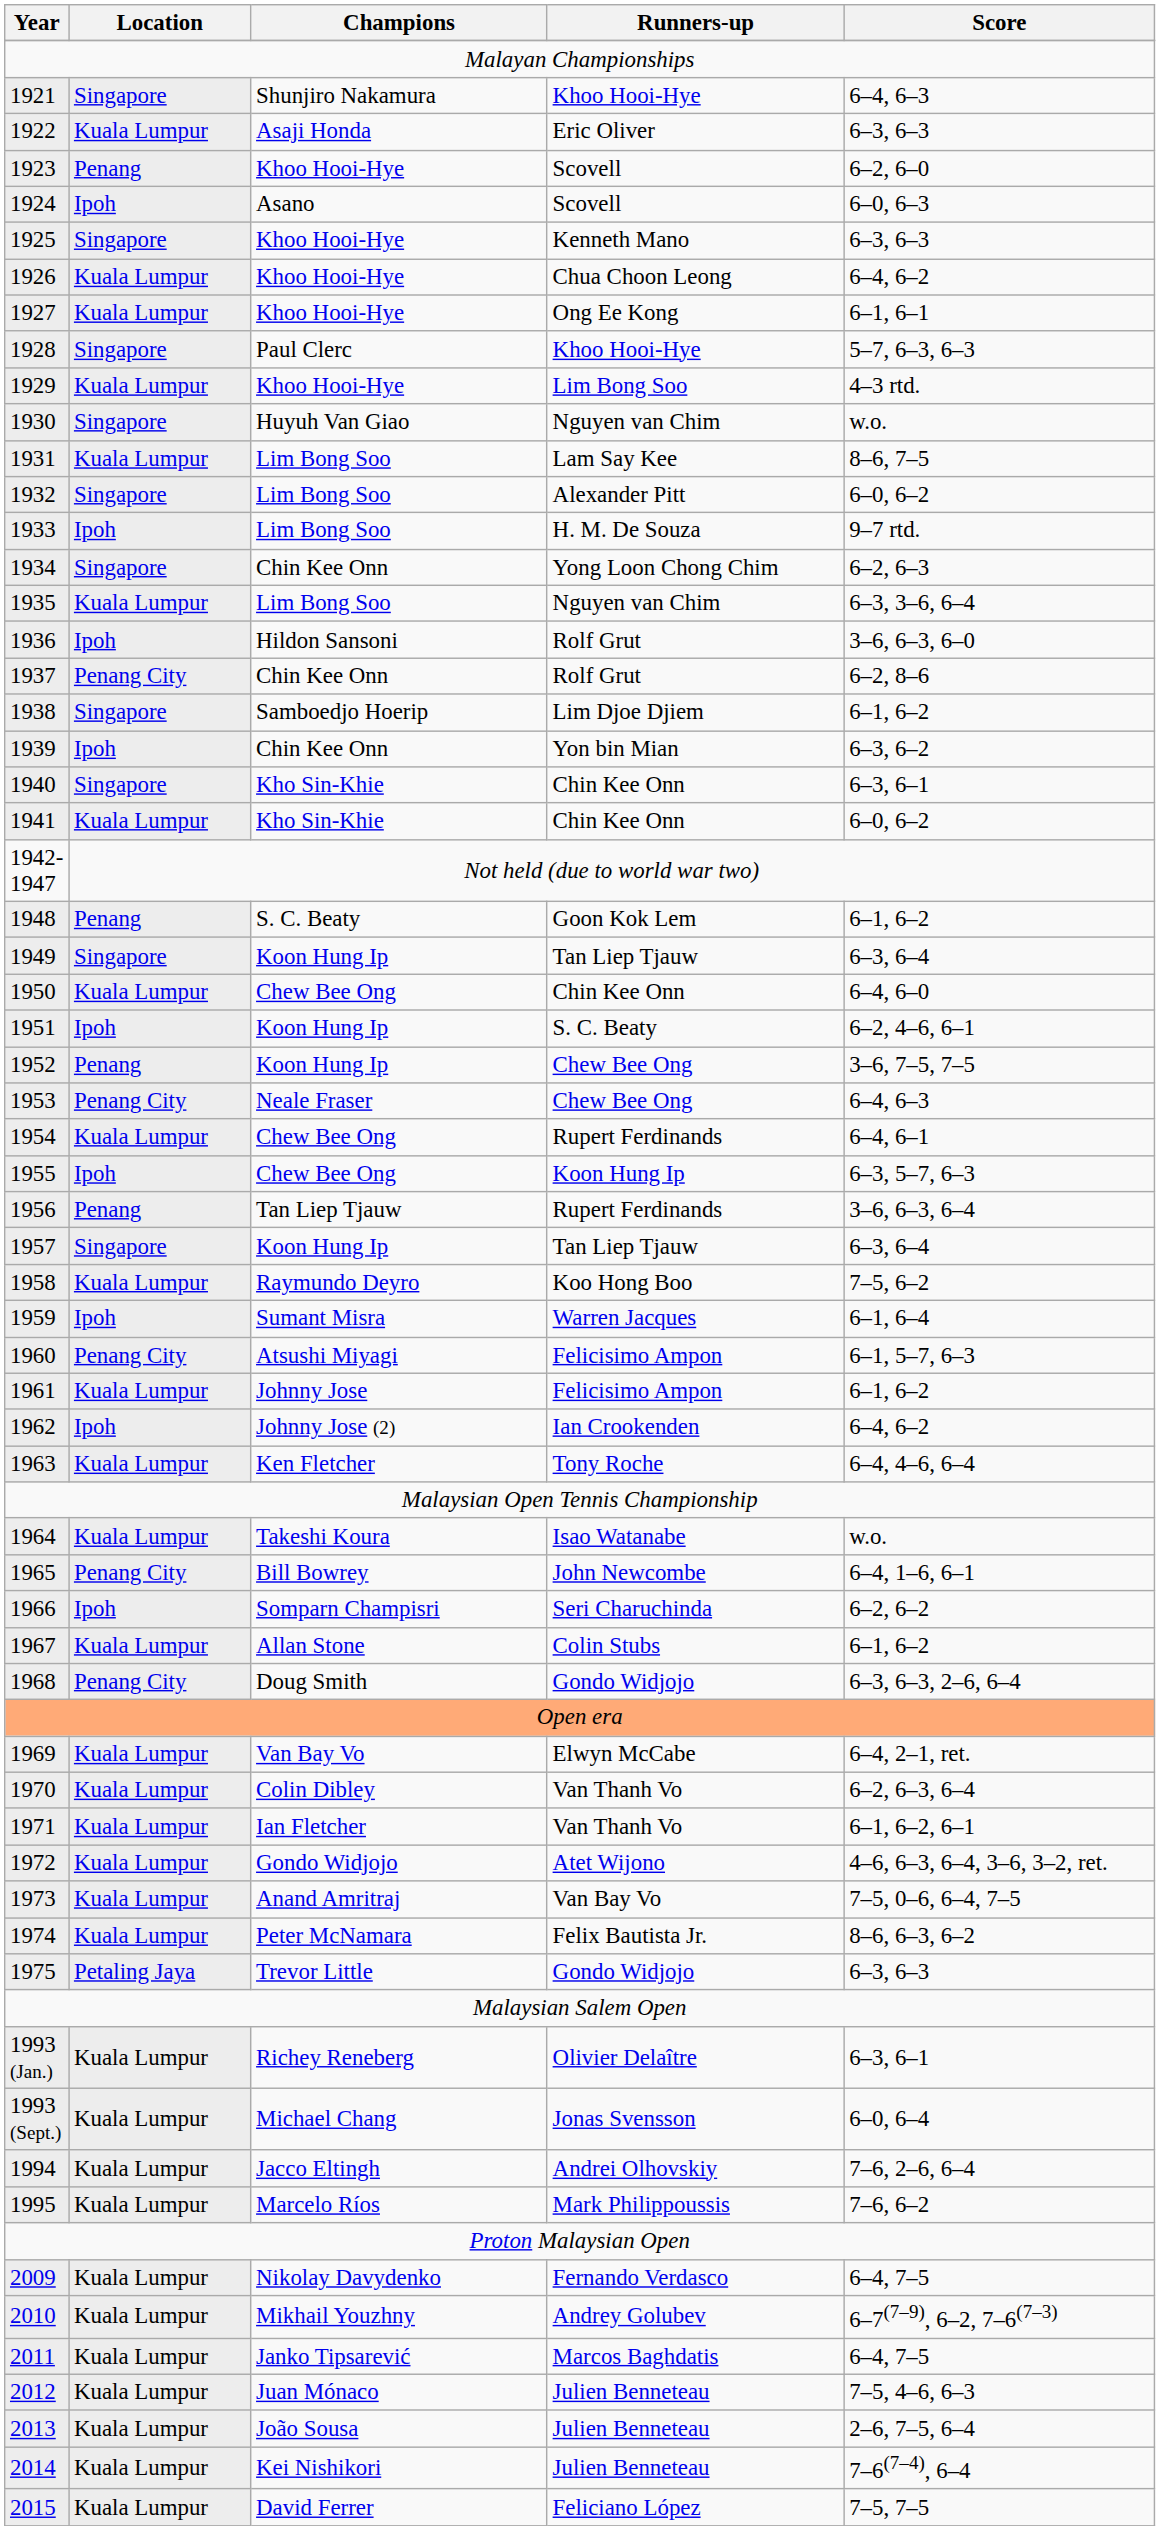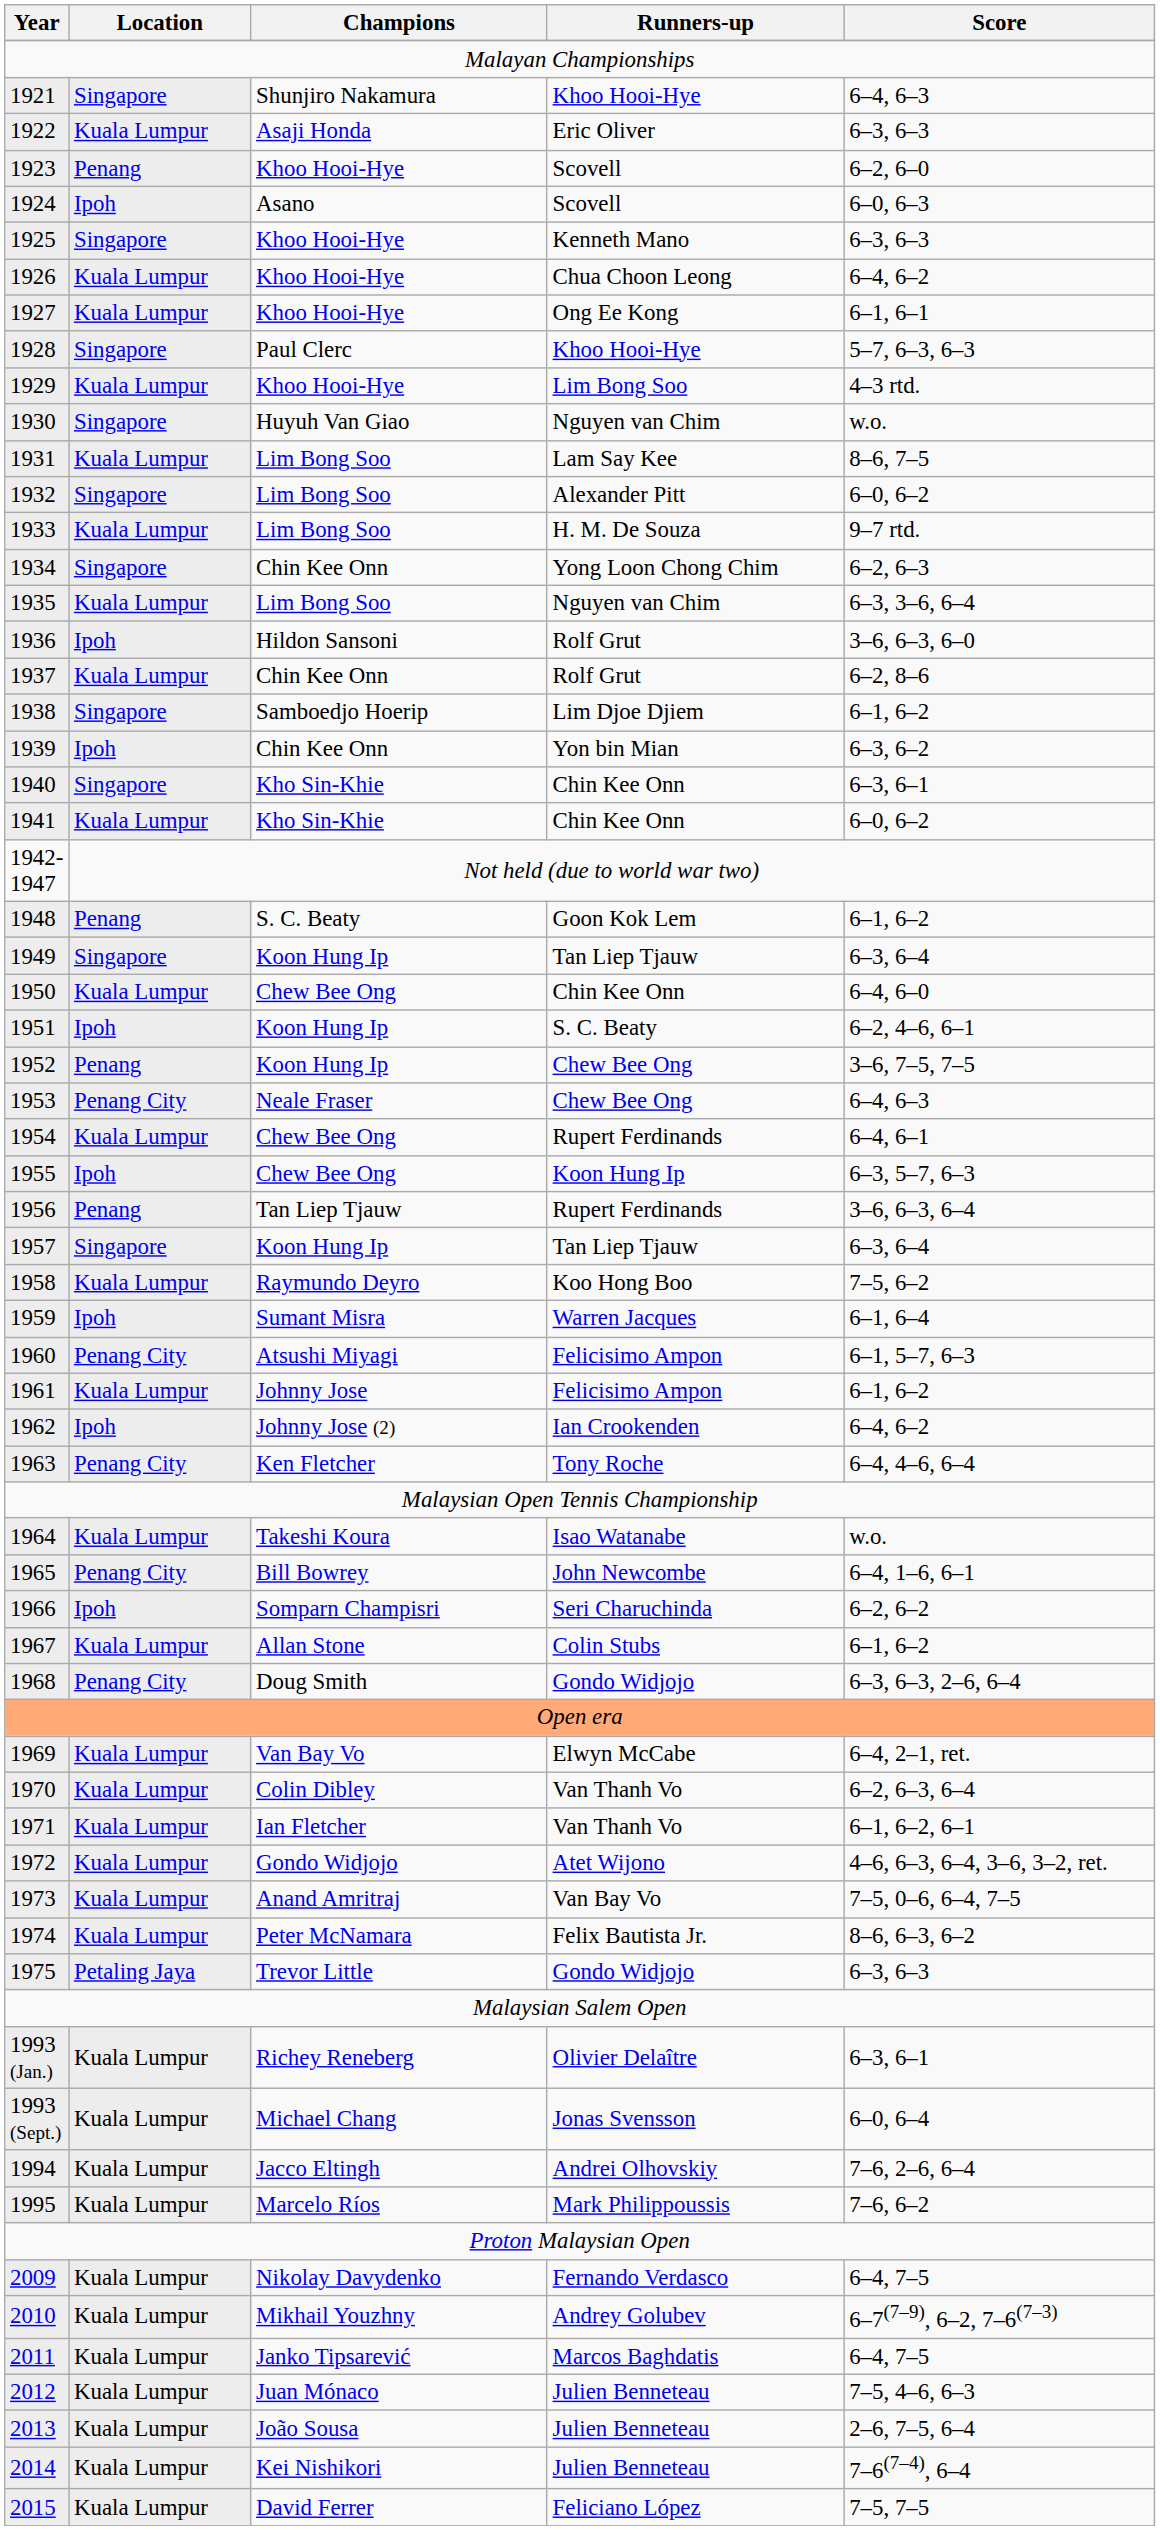(95, 530) Ipoh -> (141, 530) Kuala Lumpur
(130, 675) Penang City -> (141, 675) Kuala Lumpur
(141, 1463) Kuala Lumpur -> (130, 1463) Penang City
